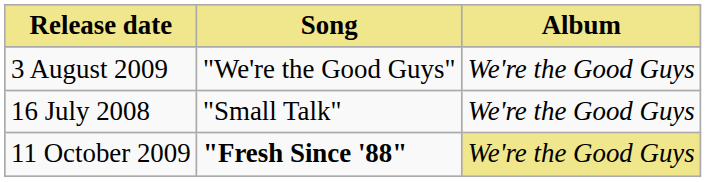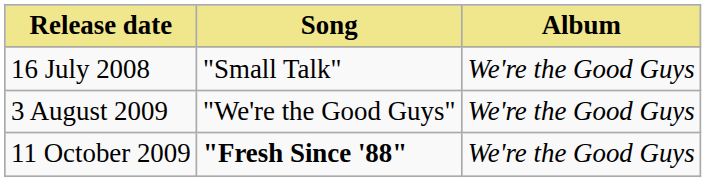rows swapped: (80, 111) <-> (89, 68)
(581, 153) khaki background -> (581, 153) no background
